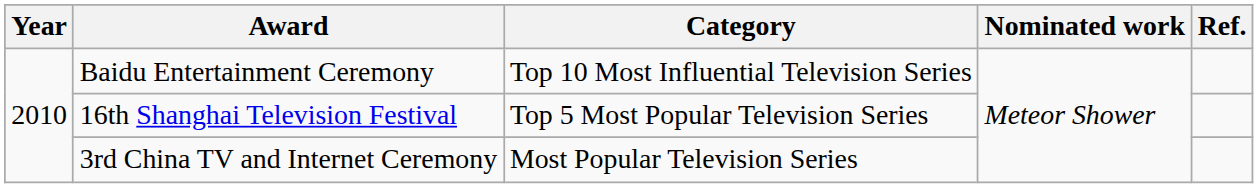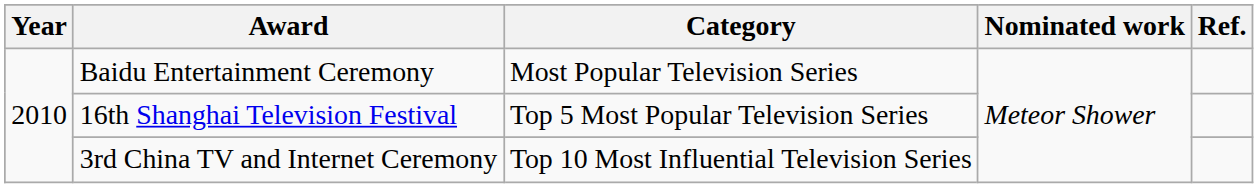(741, 70) Top 10 Most Influential Television Series -> (684, 70) Most Popular Television Series
(684, 159) Most Popular Television Series -> (741, 159) Top 10 Most Influential Television Series
